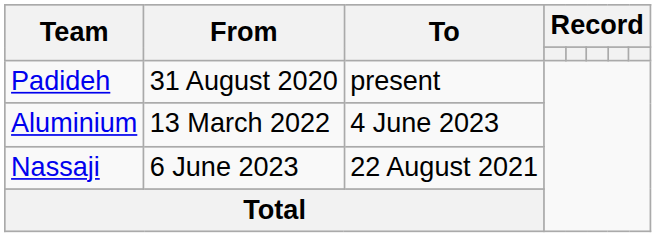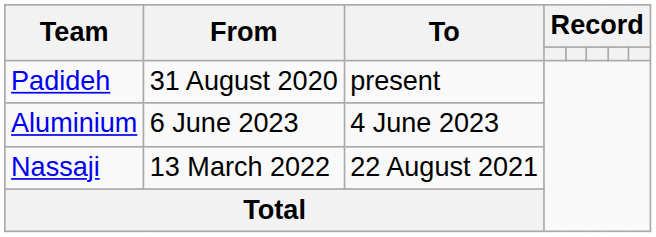(240, 124) 13 March 2022 -> (224, 124) 6 June 2023
(224, 167) 6 June 2023 -> (240, 167) 13 March 2022
